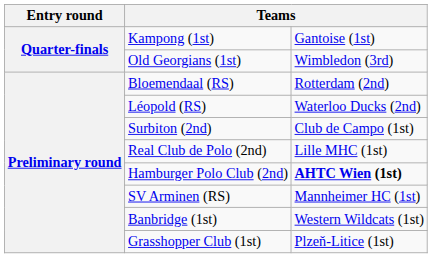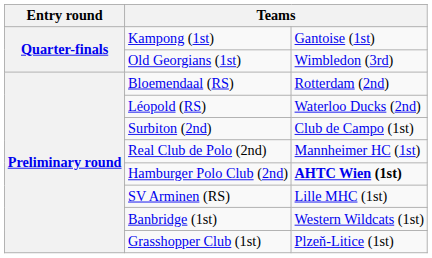(341, 151) Lille MHC (1st) -> (357, 151) Mannheimer HC (1st)
(357, 196) Mannheimer HC (1st) -> (341, 196) Lille MHC (1st)
